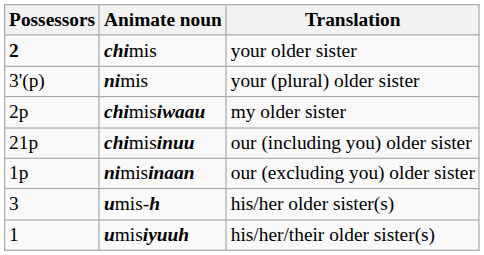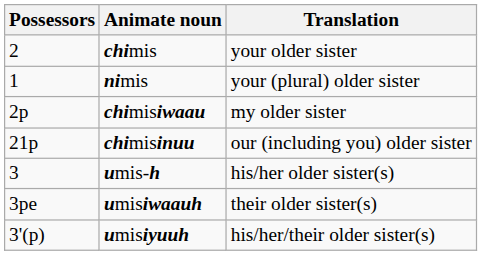(14, 50) bold -> (14, 50) normal
(27, 81) 3'(p) -> (14, 81) 1
- row: (149, 173)
+ row: (153, 204)
(14, 234) 1 -> (27, 234) 3'(p)
